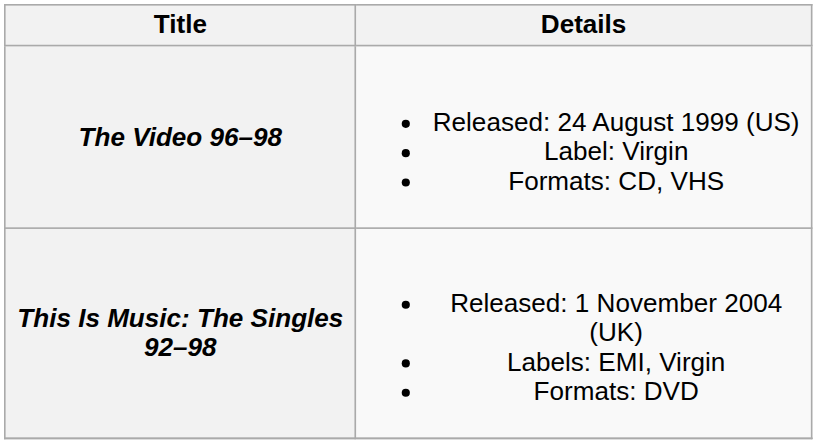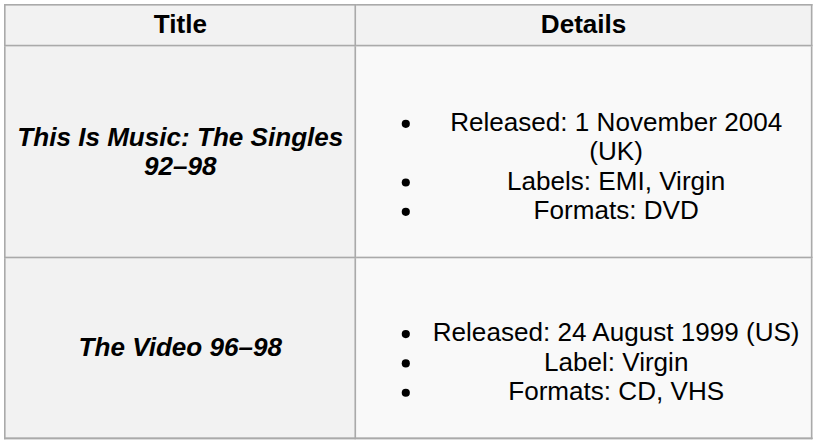rows swapped: (180, 136) <-> (180, 332)
